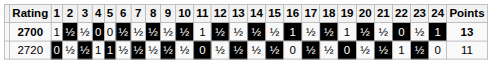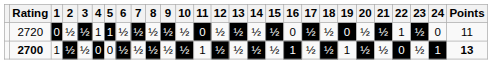rows swapped: (30, 31) <-> (30, 50)
